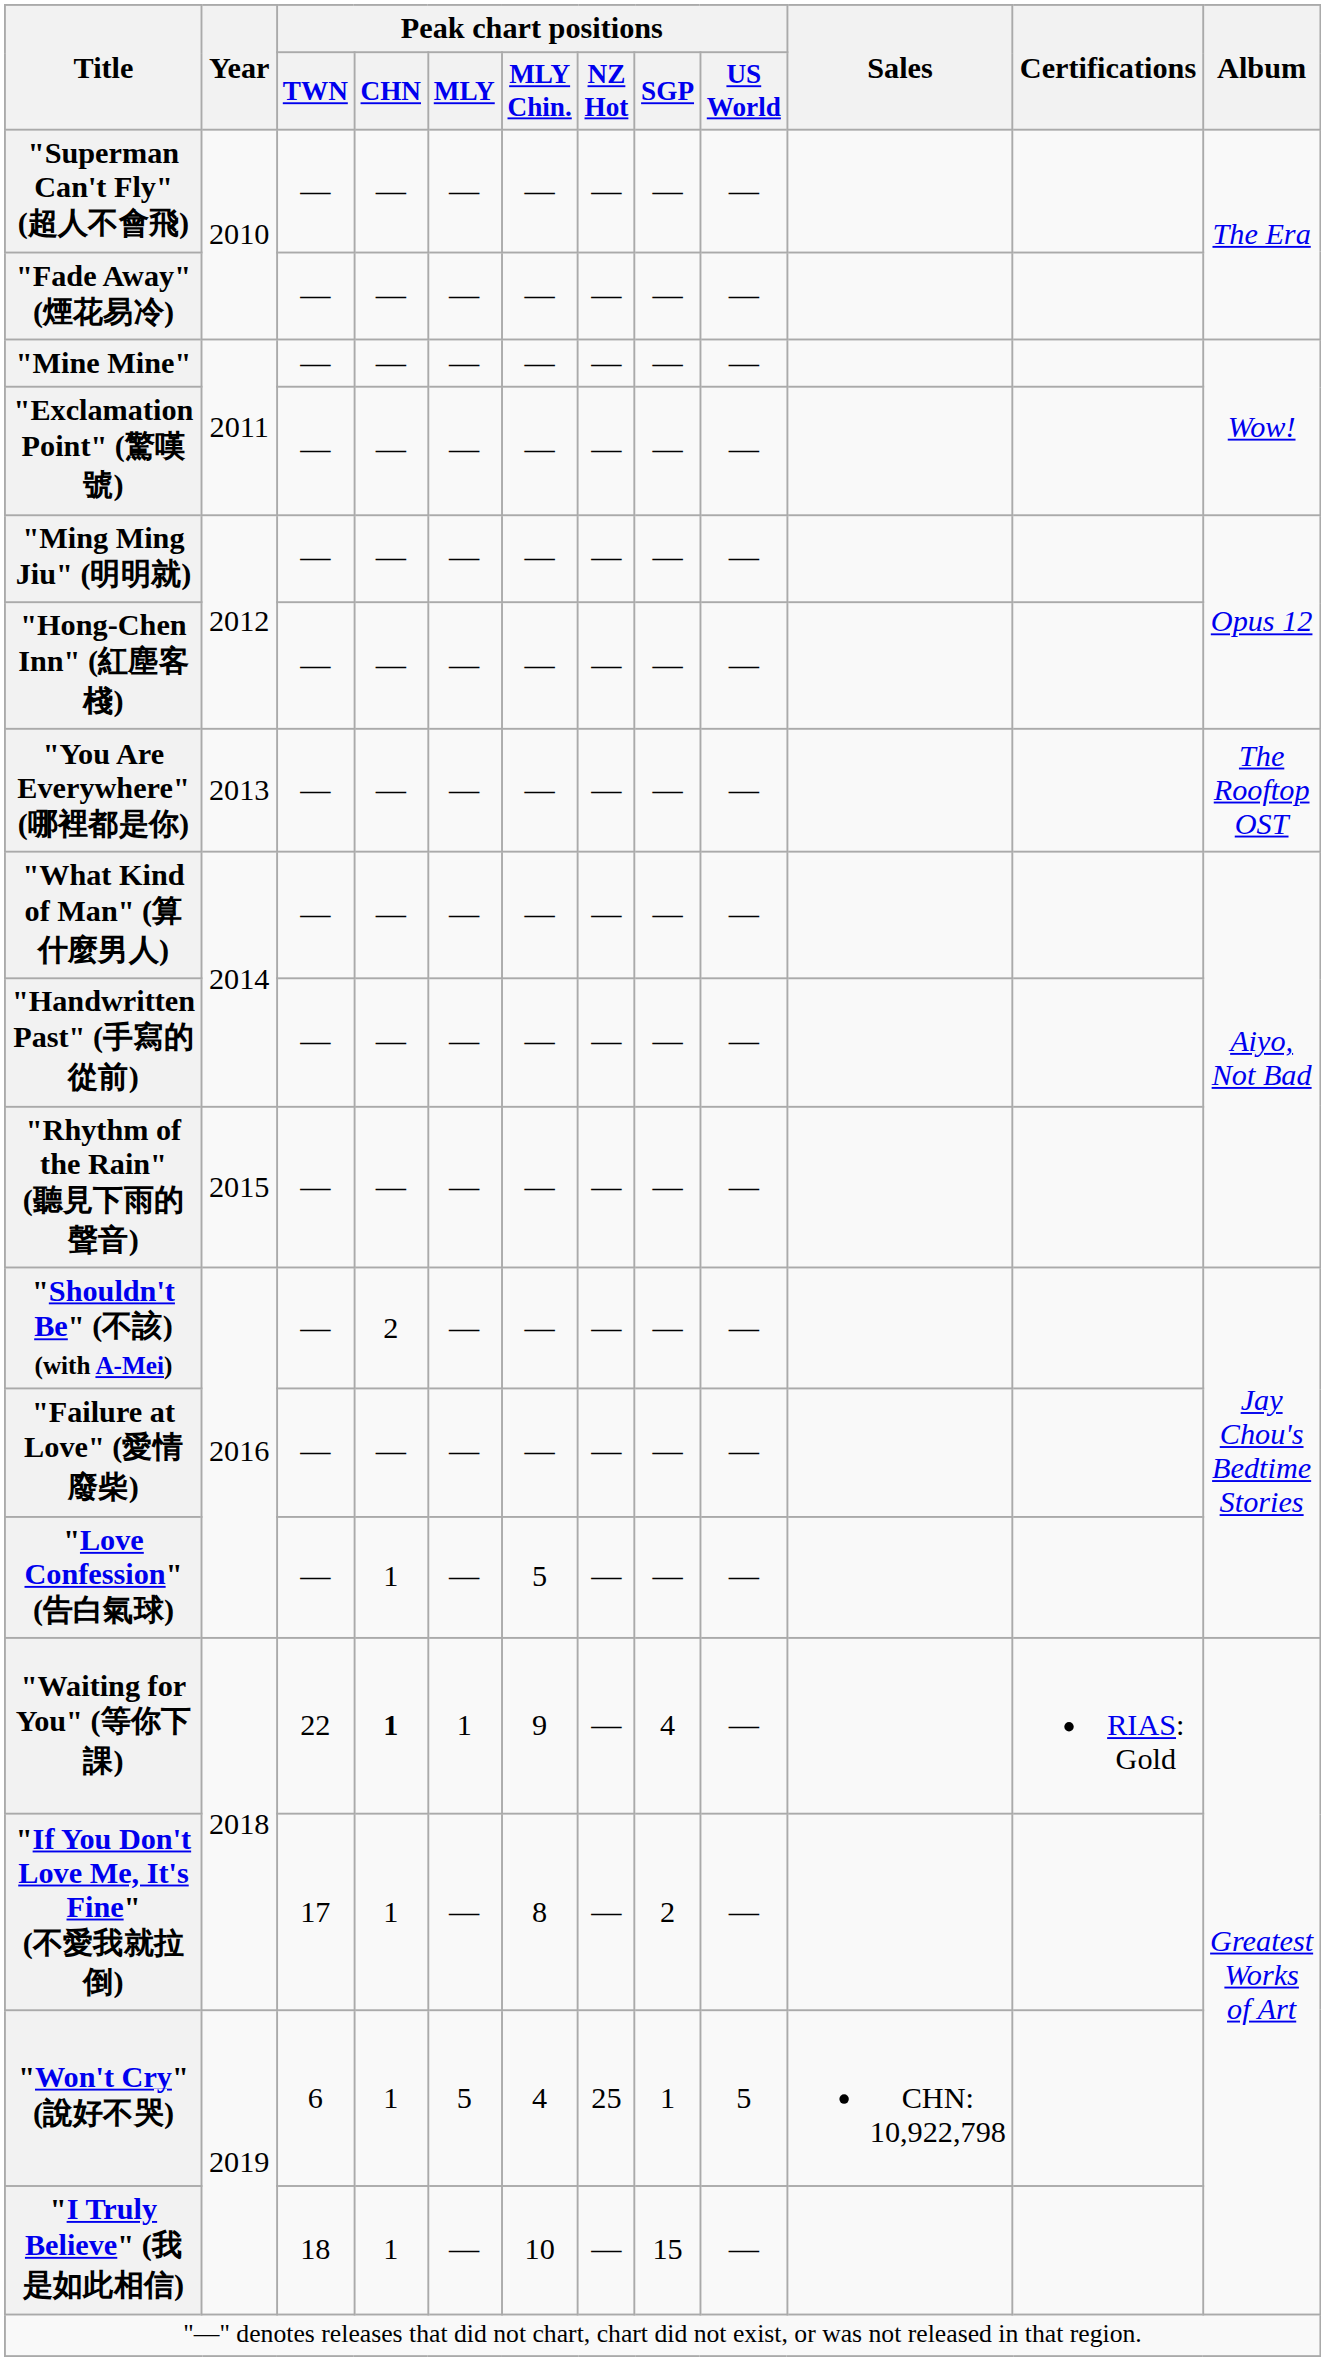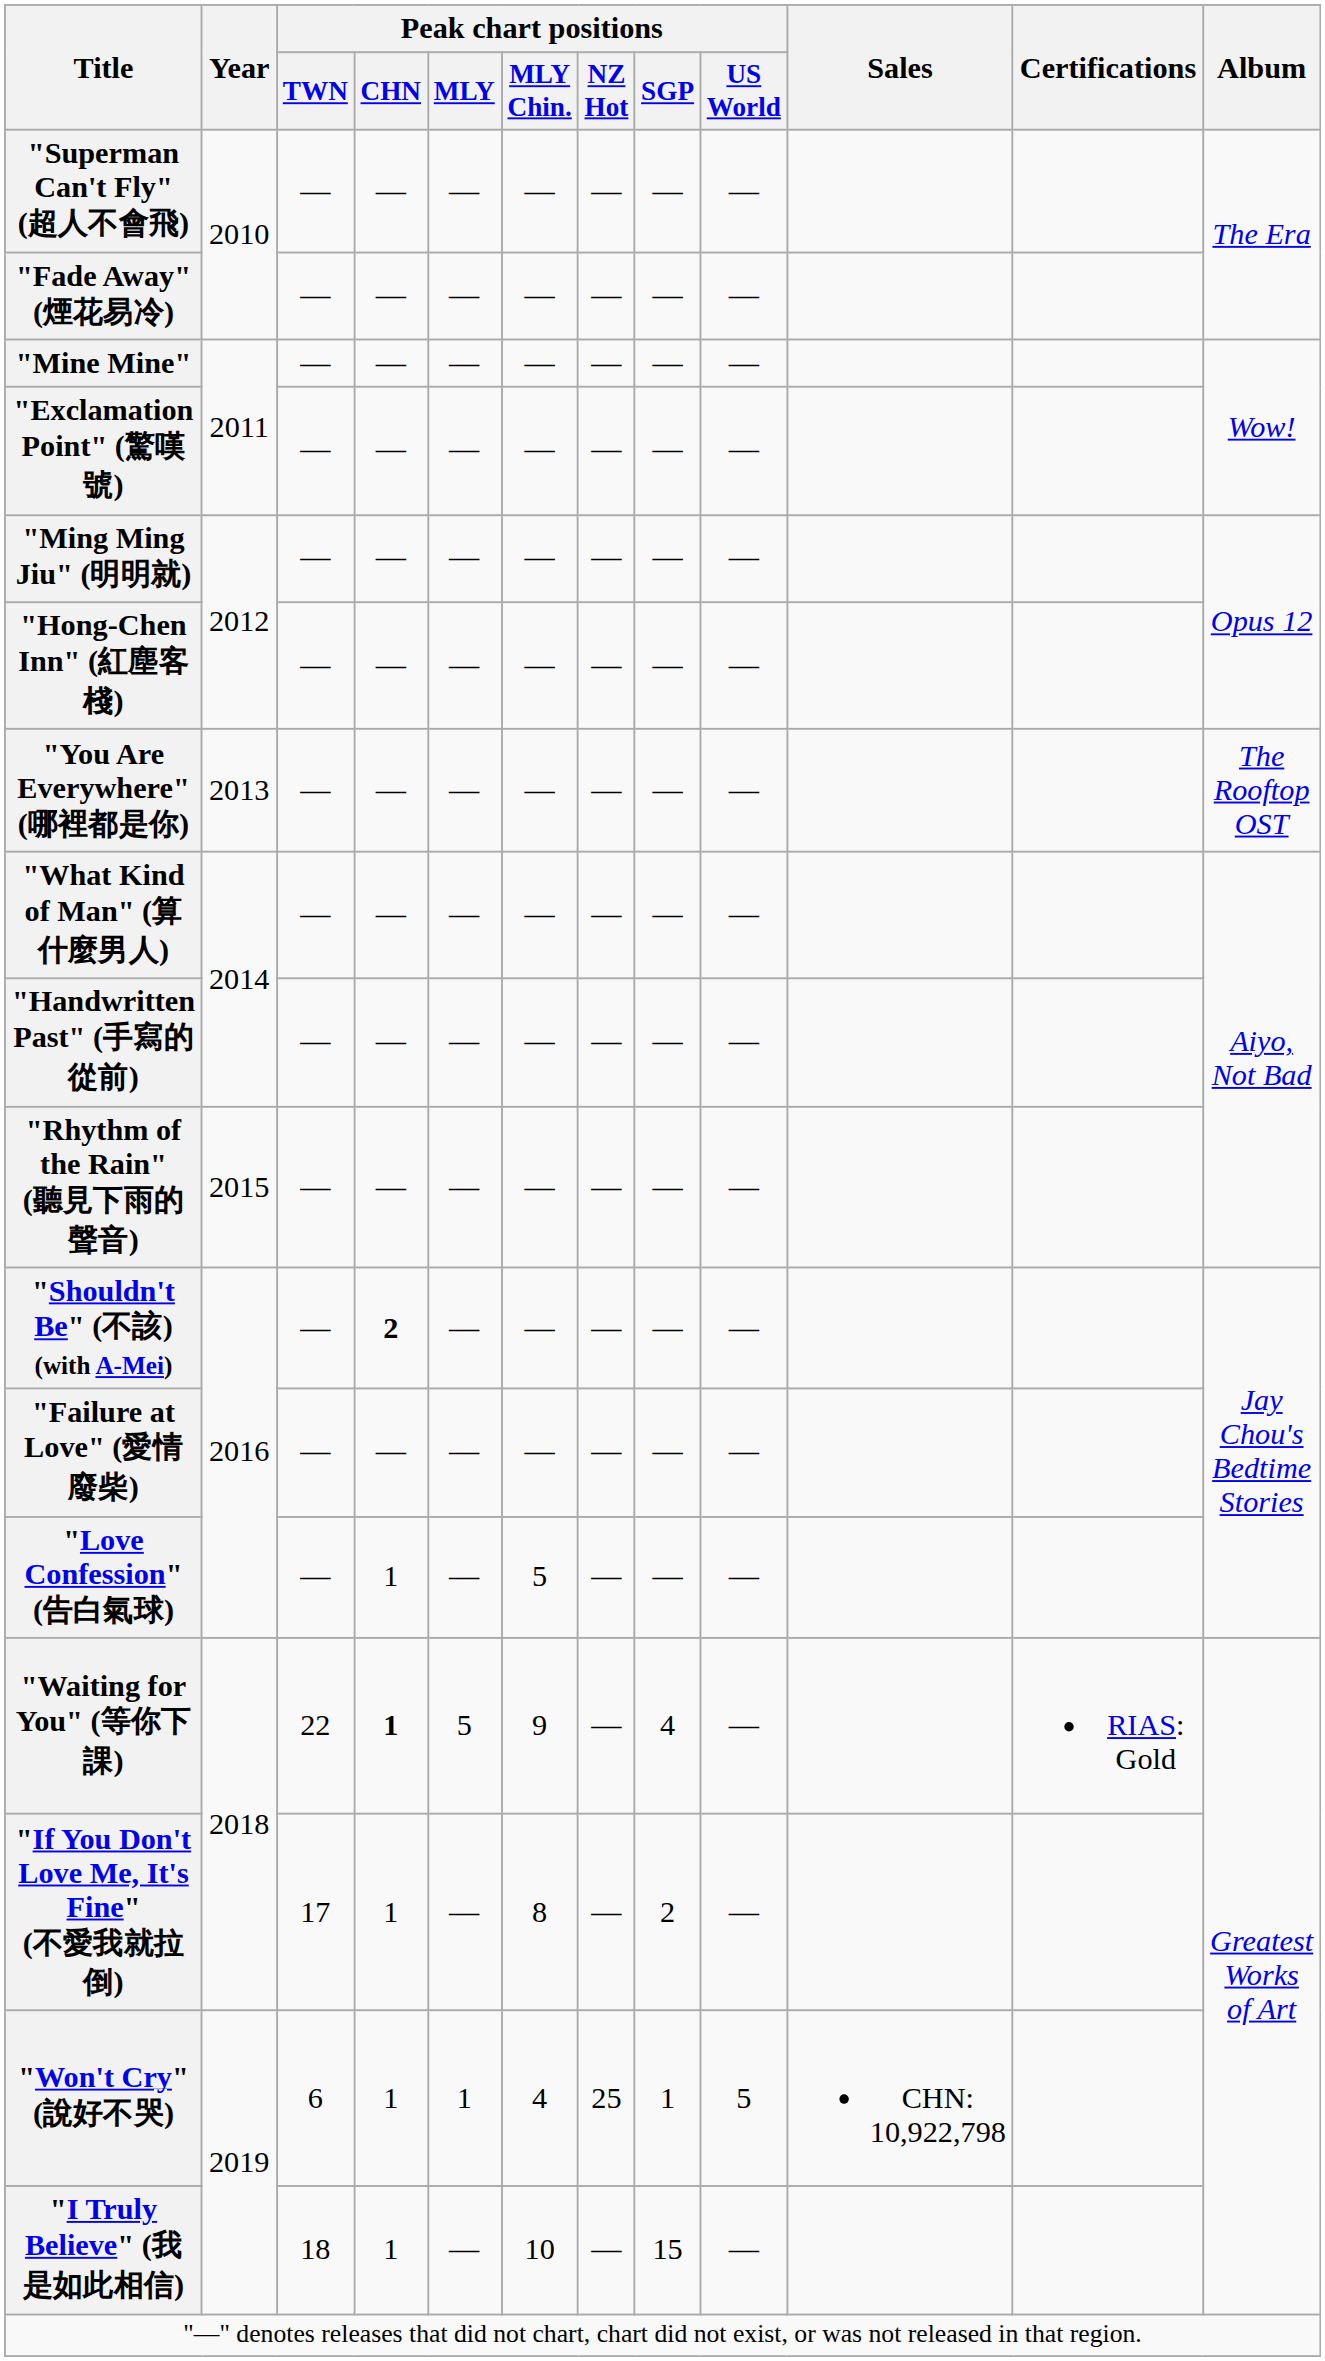(391, 1327) normal -> (391, 1327) bold
(464, 1725) 1 -> (464, 1725) 5
(464, 2097) 5 -> (464, 2097) 1
